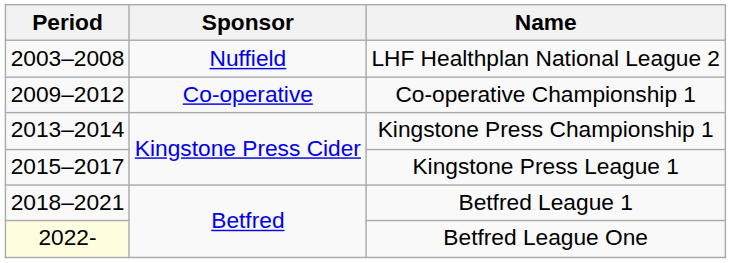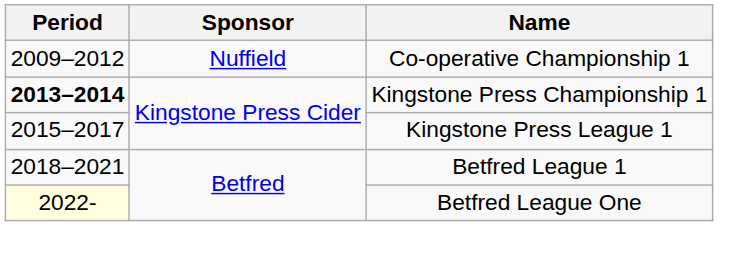- row: (546, 58)
(248, 94) Co-operative -> (248, 58) Nuffield
(68, 130) normal -> (68, 94) bold
